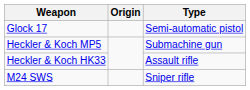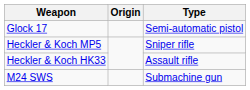(184, 45) Submachine gun -> (170, 45) Sniper rifle
(170, 77) Sniper rifle -> (184, 77) Submachine gun
